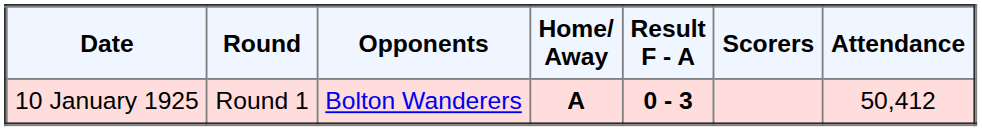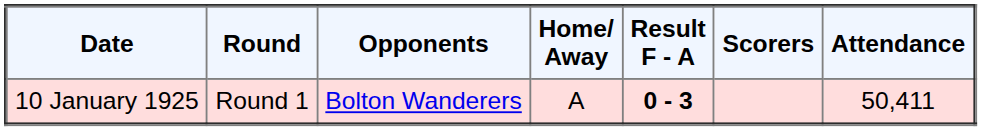(576, 101) bold -> (576, 101) normal
(898, 101) 50,412 -> (898, 101) 50,411
